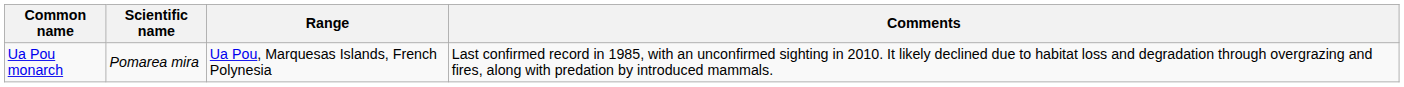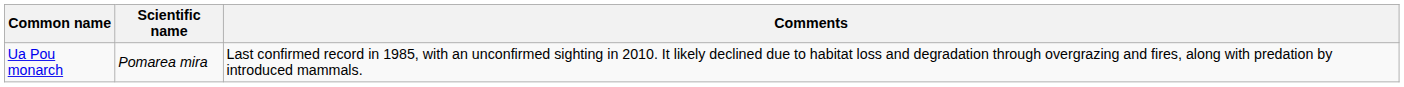- column: (328, 23)
